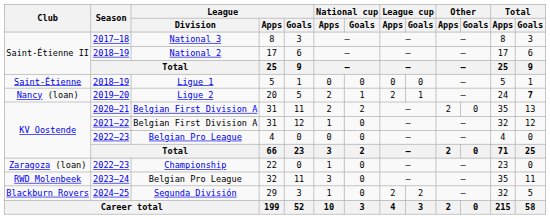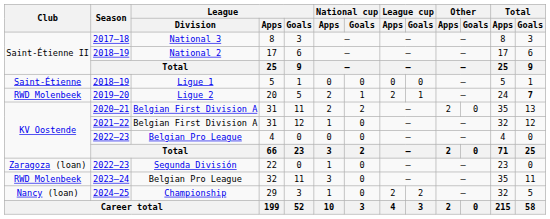(48, 95) Nancy (loan) -> (48, 95) RWD Molenbeek
(195, 165) Championship -> (195, 165) Segunda División
(48, 193) Blackburn Rovers -> (48, 193) Nancy (loan)
(195, 193) Segunda División -> (195, 193) Championship
